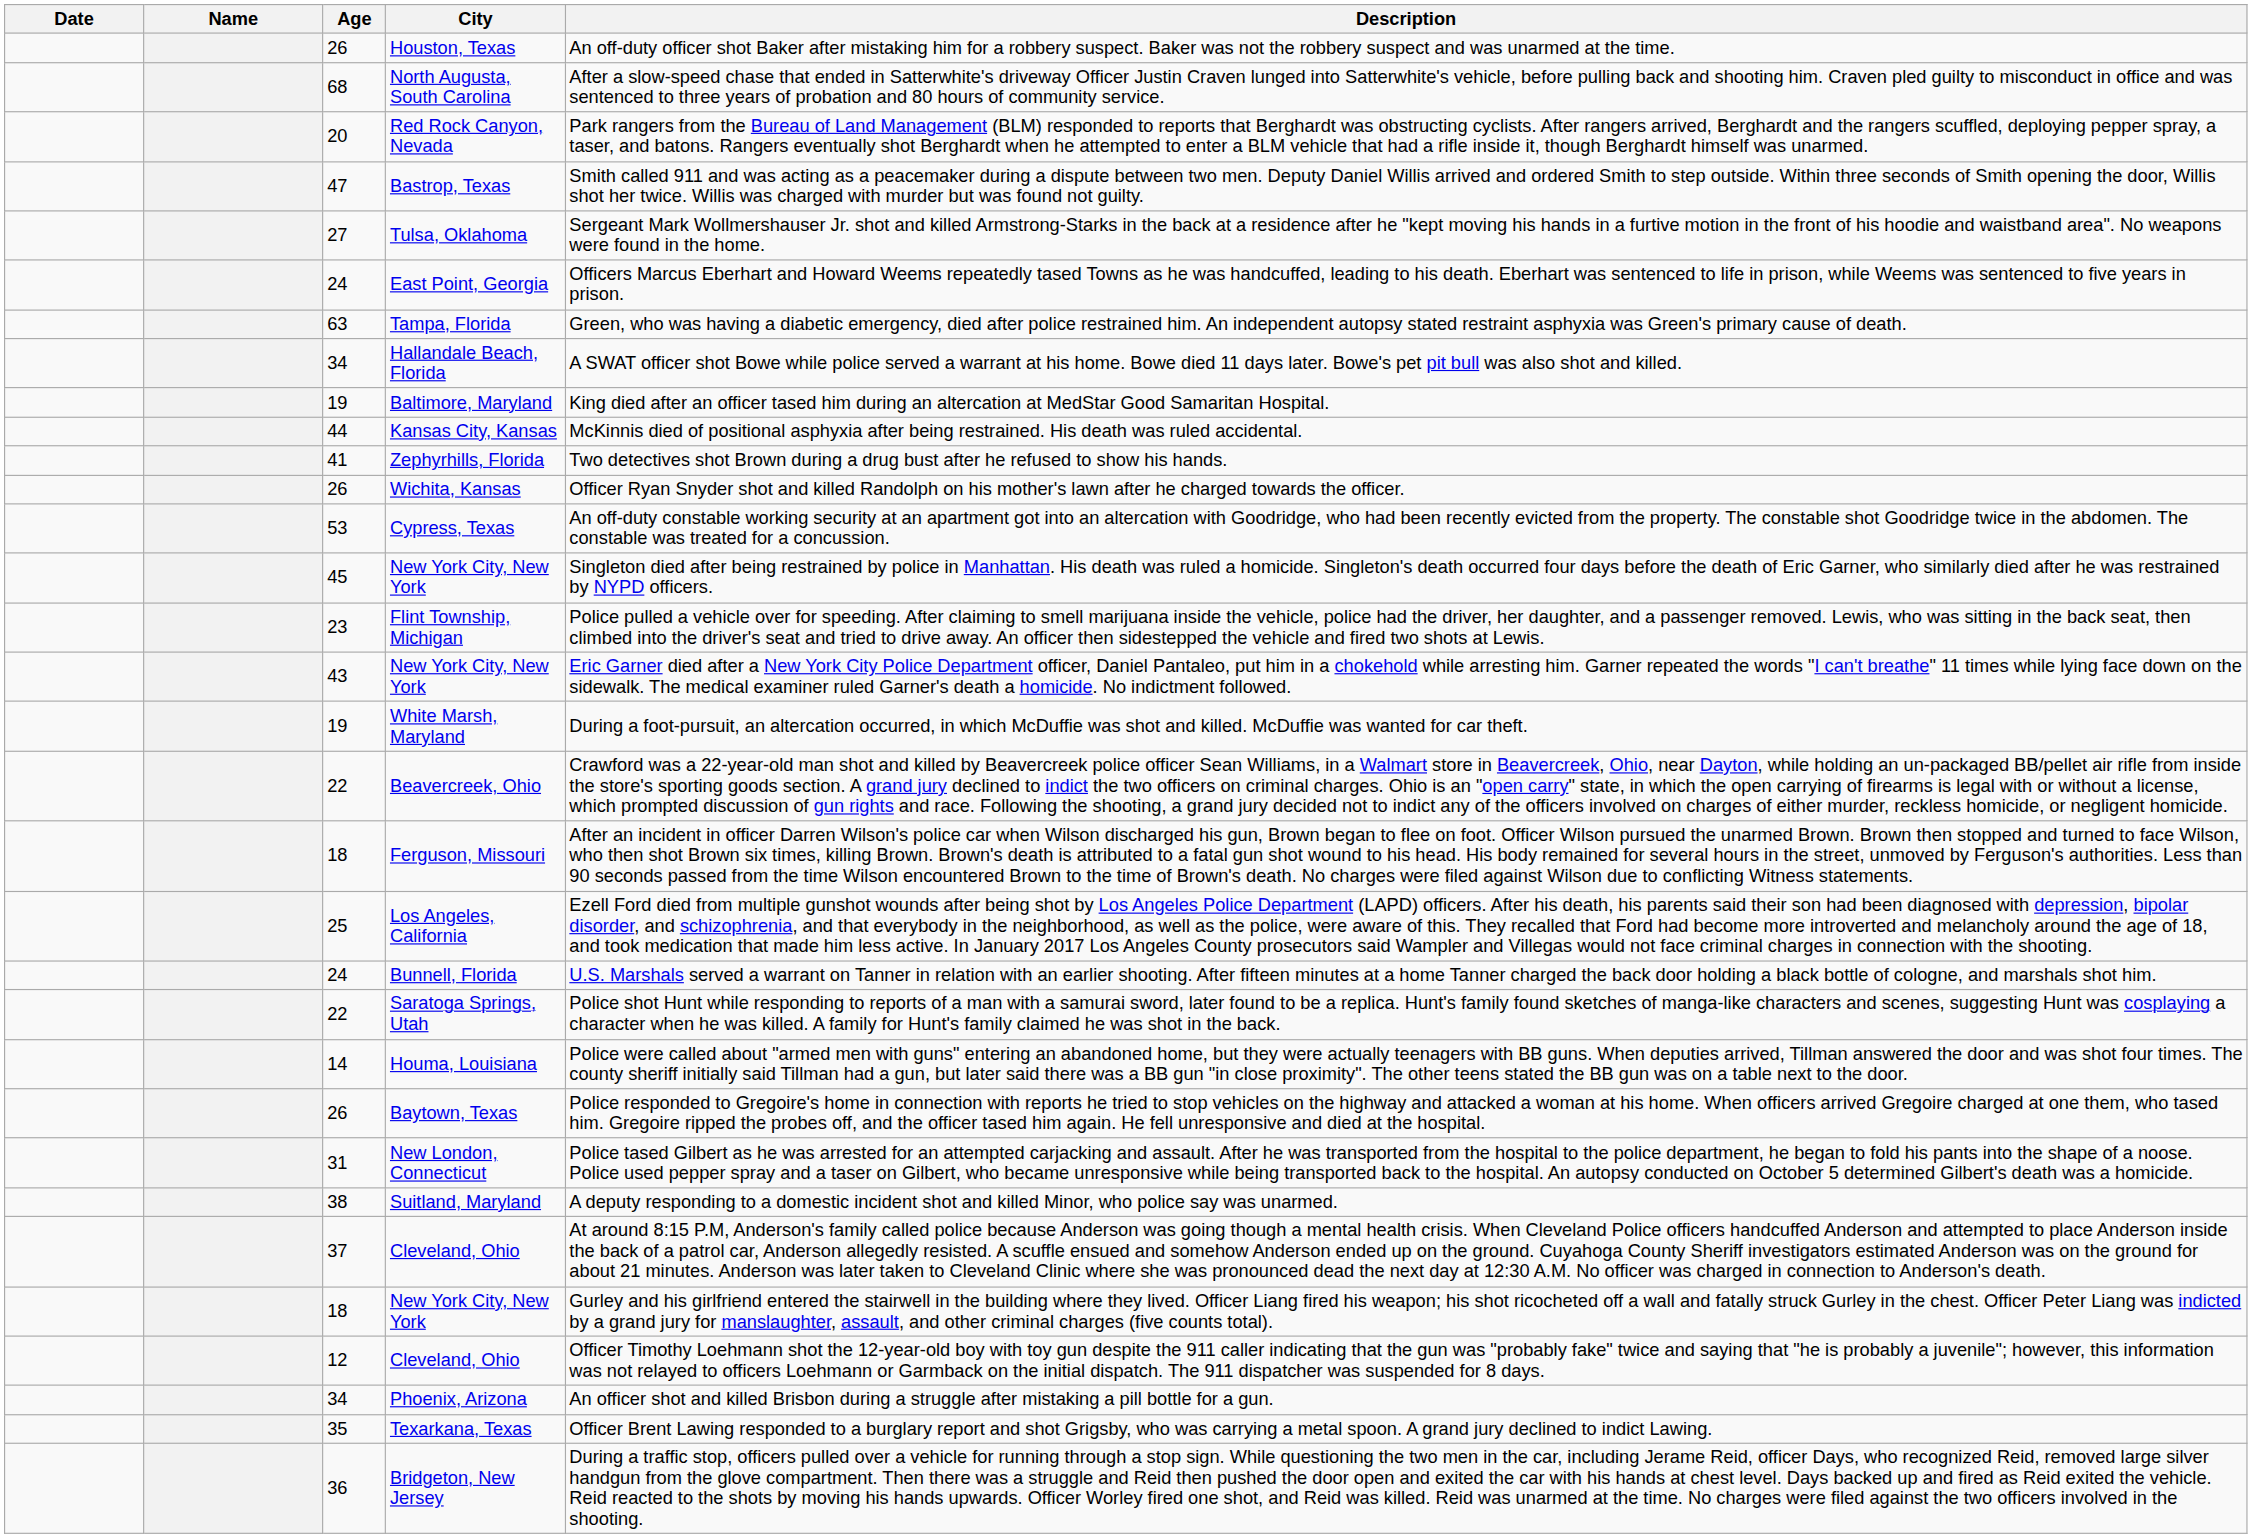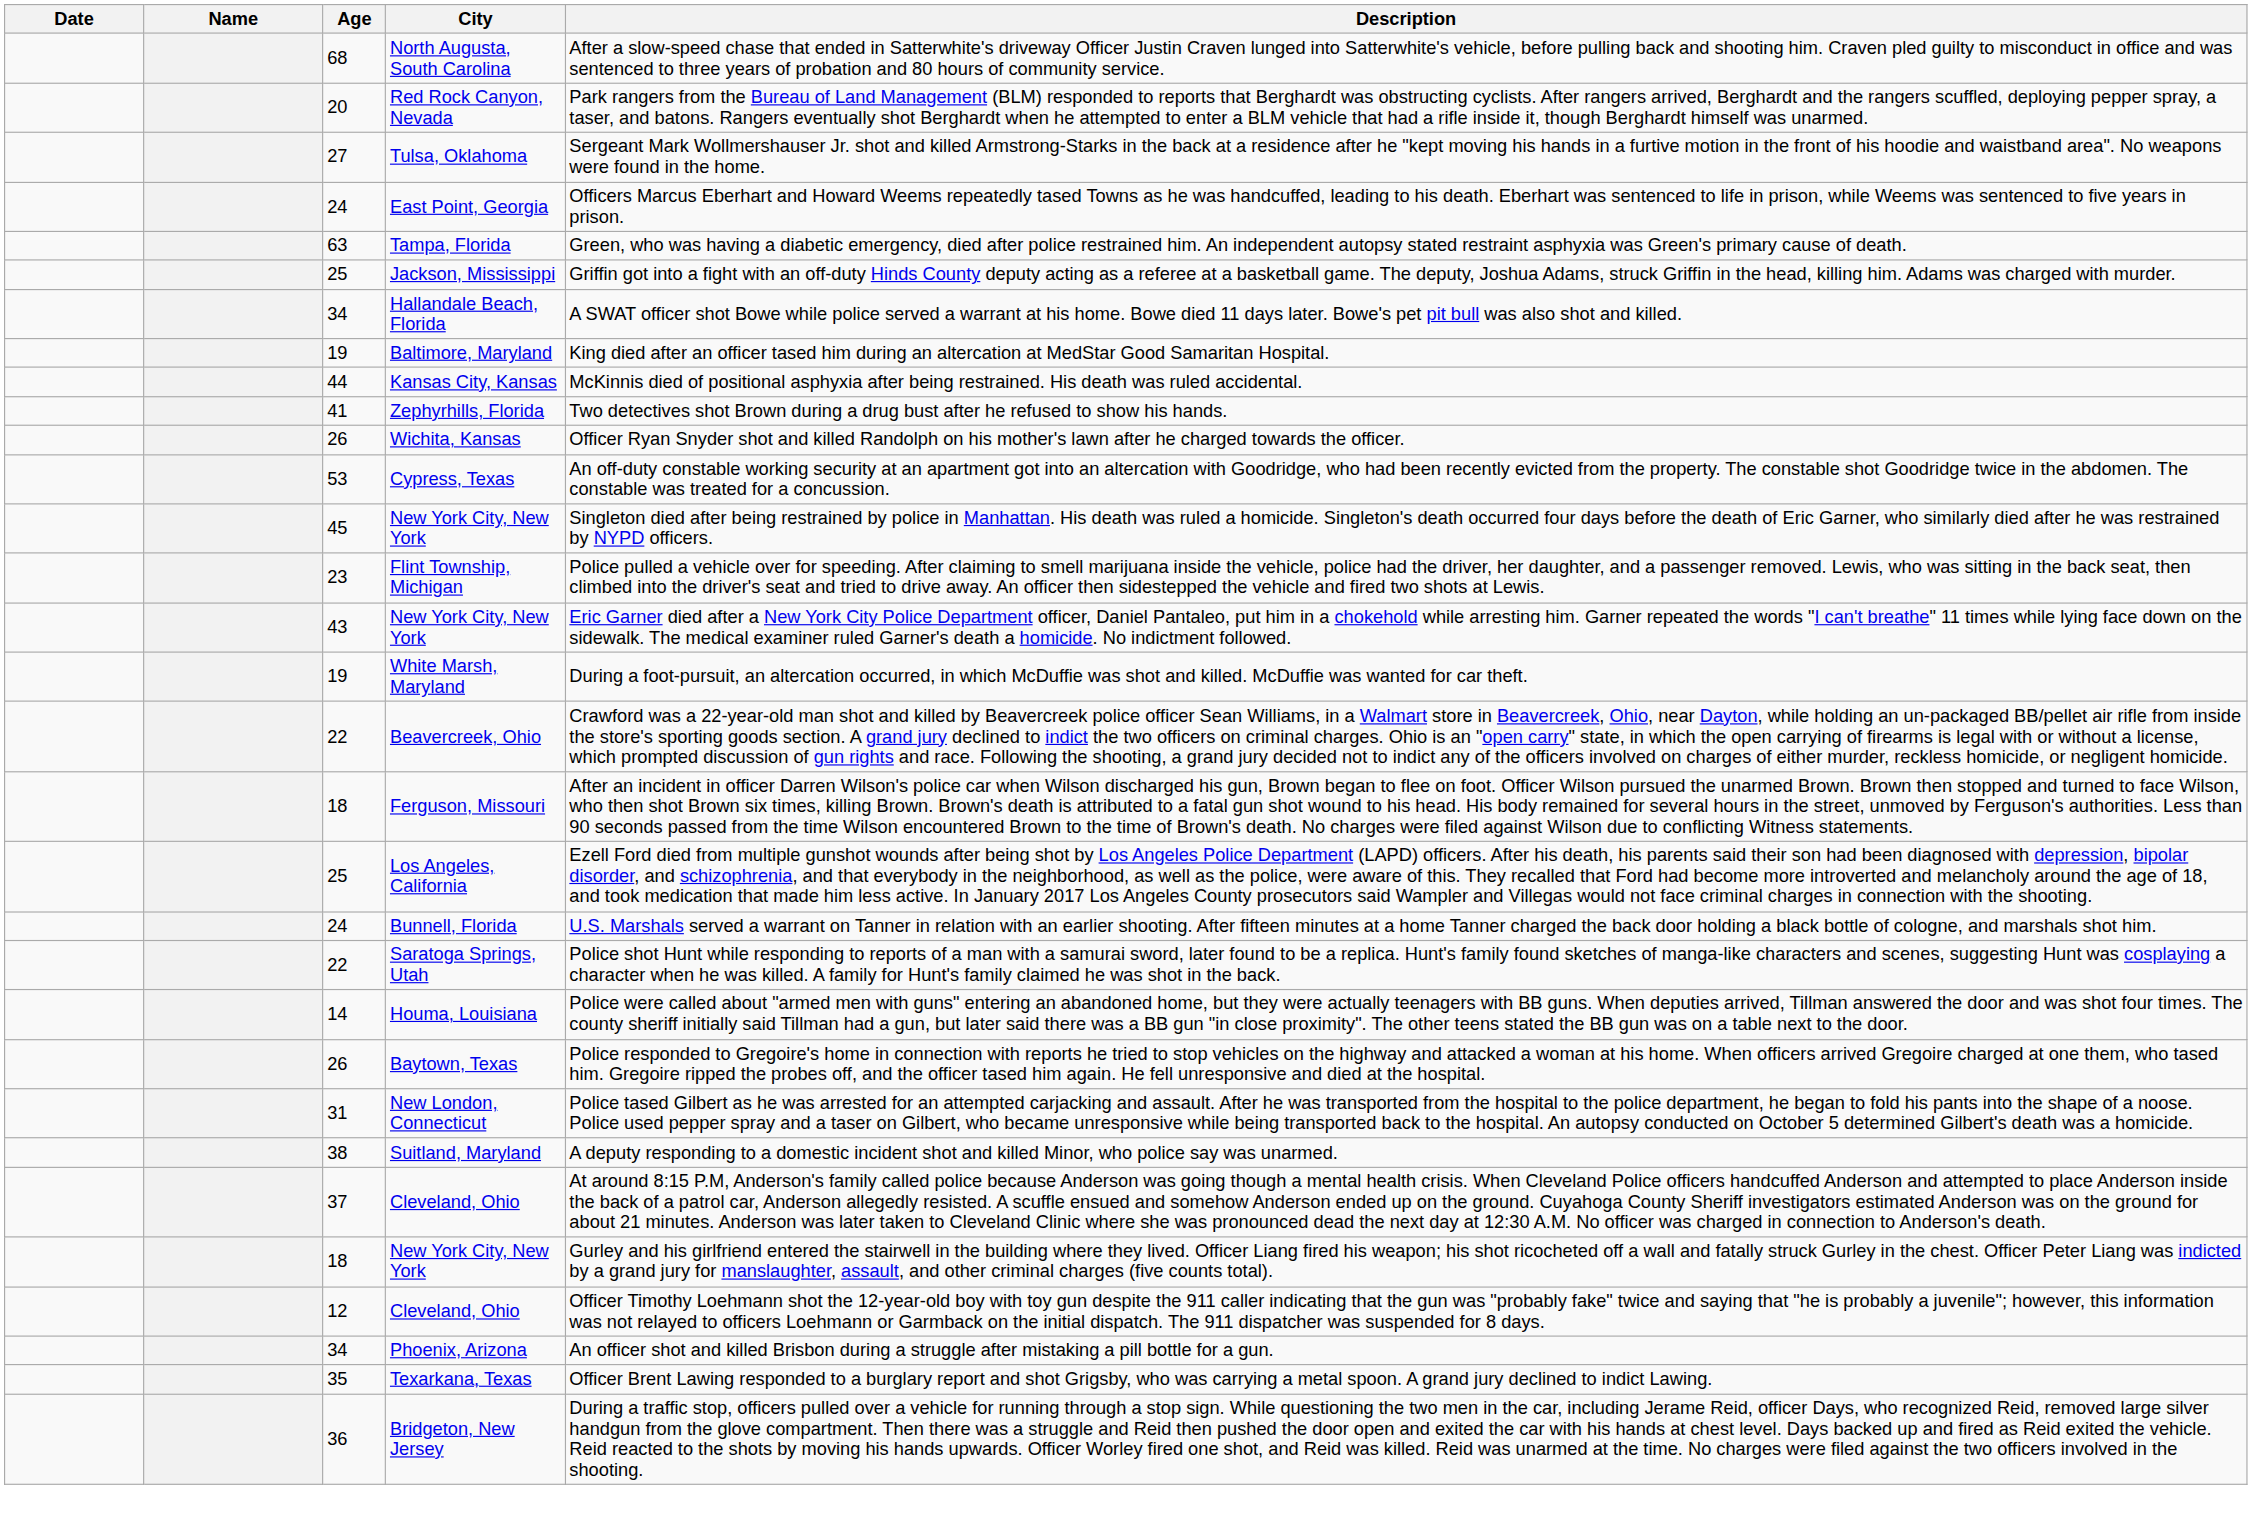- row: (337, 47)
- row: (337, 185)
+ row: (337, 274)
